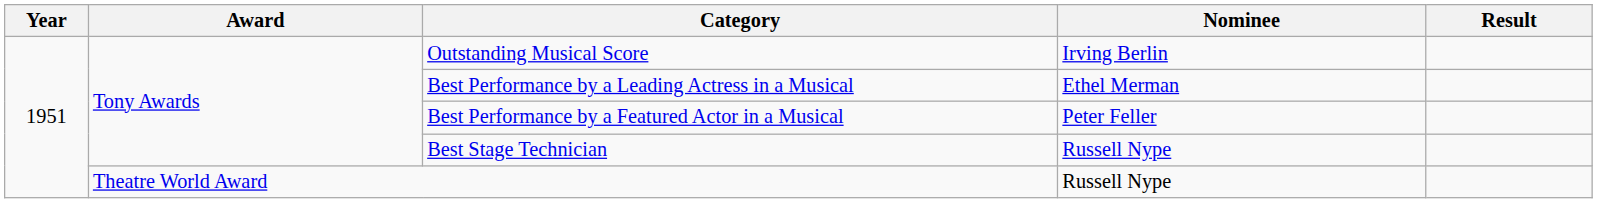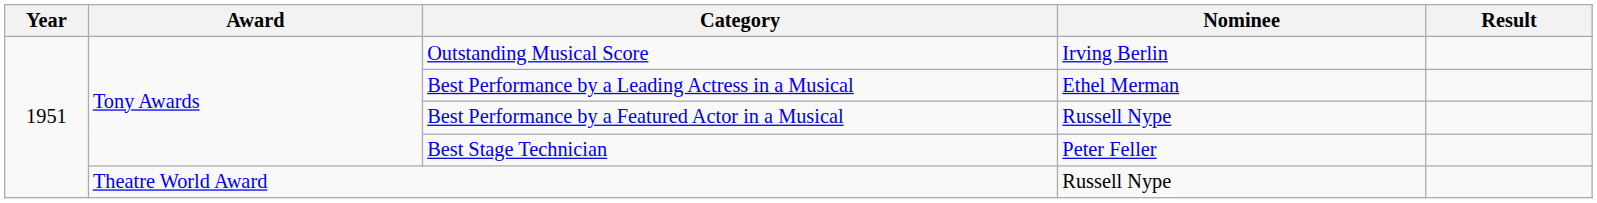(1109, 117) Peter Feller -> (1117, 117) Russell Nype
(1117, 149) Russell Nype -> (1109, 149) Peter Feller
